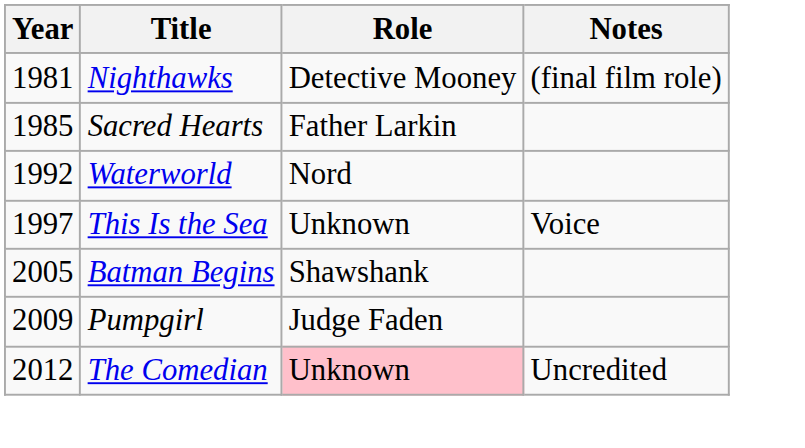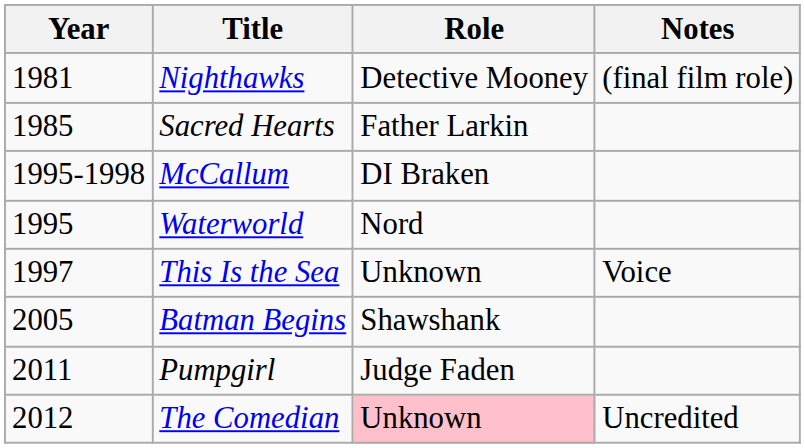+ row: (224, 175)
(43, 175) 1992 -> (43, 223) 1995
(43, 321) 2009 -> (42, 369) 2011
